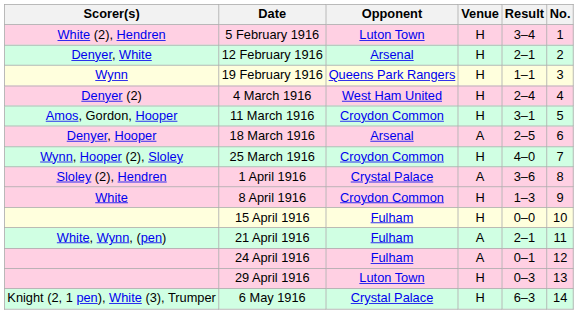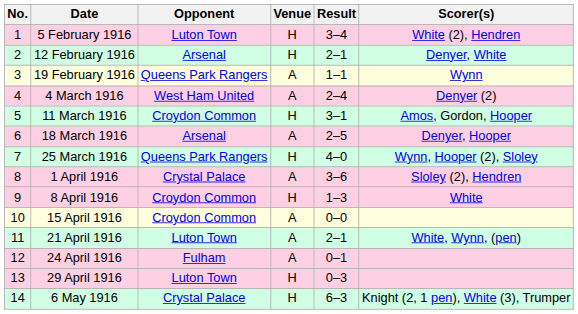columns swapped: (560, 14) <-> (112, 14)
(480, 75) H -> (292, 75) A
(480, 95) H -> (292, 95) A
(392, 156) Croydon Common -> (204, 156) Queens Park Rangers
(392, 217) Fulham -> (204, 217) Croydon Common
(480, 217) H -> (292, 217) A
(392, 237) Fulham -> (204, 237) Luton Town
